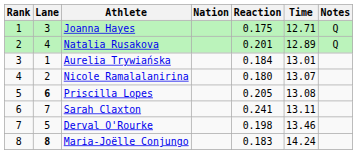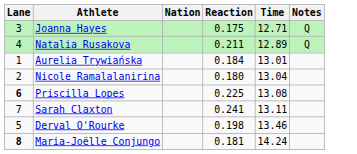- column: (19, 12)
(258, 45) 0.201 -> (229, 45) 0.211
(301, 77) 13.07 -> (272, 77) 13.04
(258, 93) 0.205 -> (229, 93) 0.225
(258, 141) 0.183 -> (229, 141) 0.181
